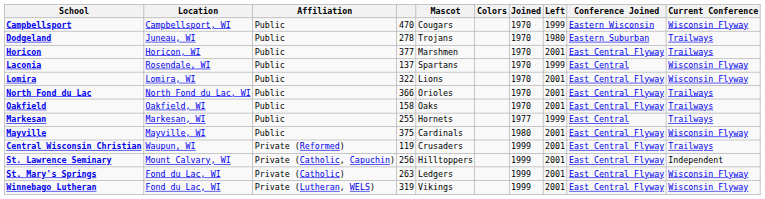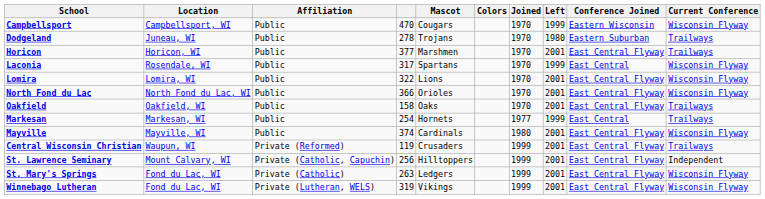(406, 65) 137 -> (406, 65) 317
(691, 92) Trailways -> (708, 92) Wisconsin Flyway
(406, 120) 255 -> (406, 120) 254
(406, 133) 375 -> (406, 133) 374
